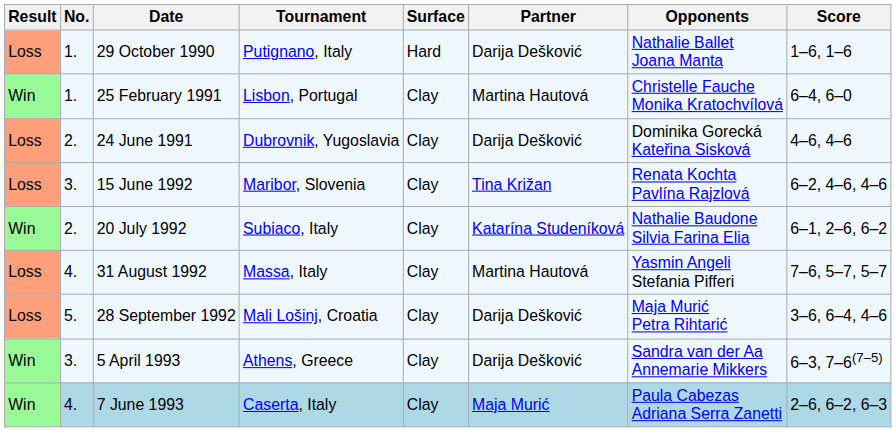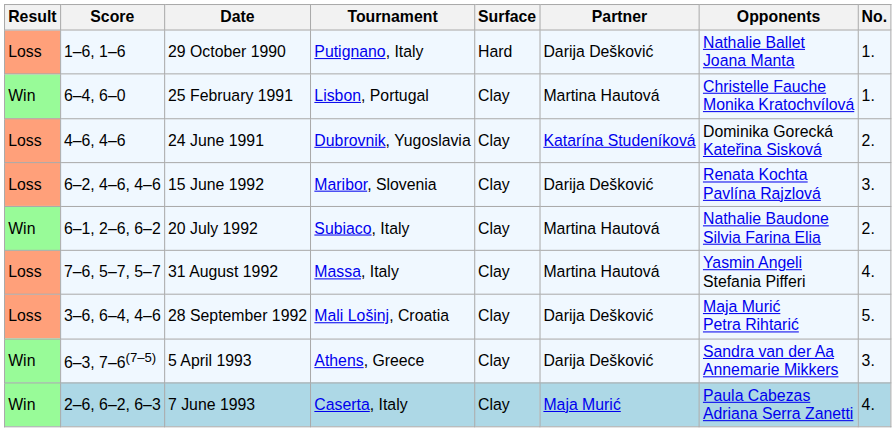columns swapped: (77, 16) <-> (839, 16)
(527, 139) Darija Dešković -> (620, 139) Katarína Studeníková
(512, 183) Tina Križan -> (598, 183) Darija Dešković
(548, 227) Katarína Studeníková -> (601, 227) Martina Hautová
